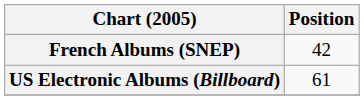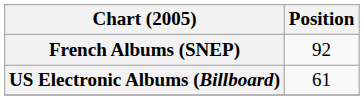(322, 49) 42 -> (322, 49) 92
